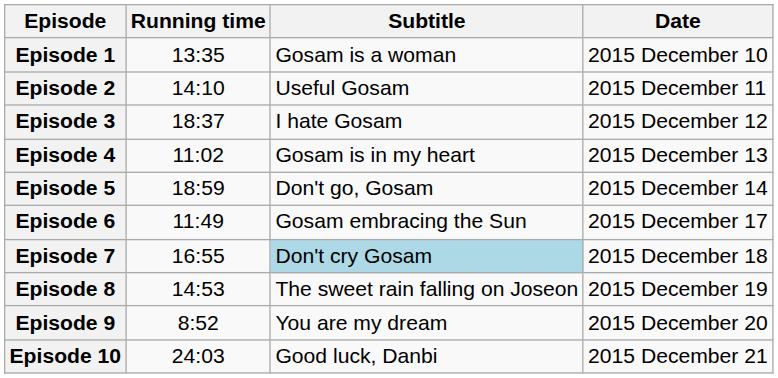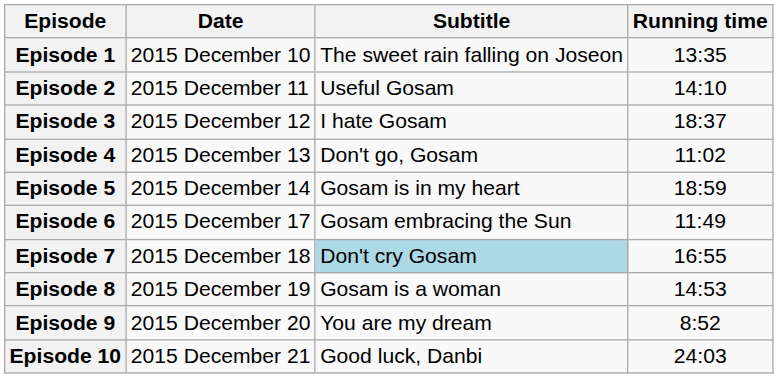columns swapped: (678, 21) <-> (198, 21)
(366, 54) Gosam is a woman -> (472, 54) The sweet rain falling on Joseon
(375, 155) Gosam is in my heart -> (399, 155) Don't go, Gosam
(354, 188) Don't go, Gosam -> (420, 188) Gosam is in my heart
(427, 289) The sweet rain falling on Joseon -> (411, 289) Gosam is a woman
